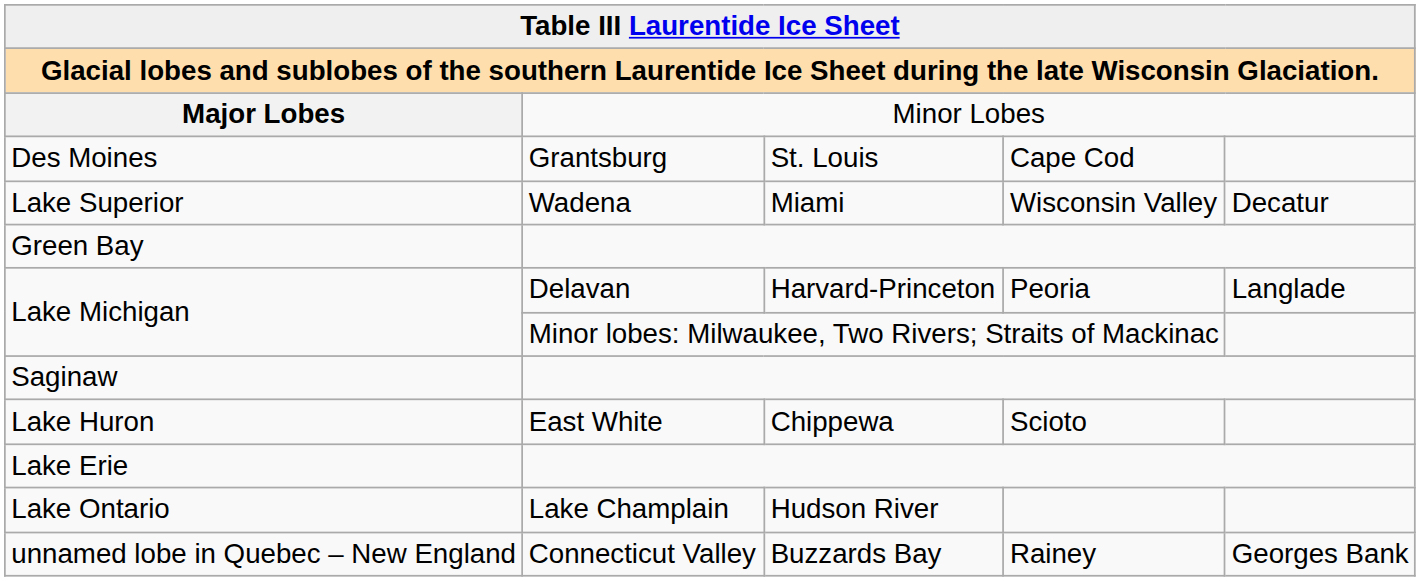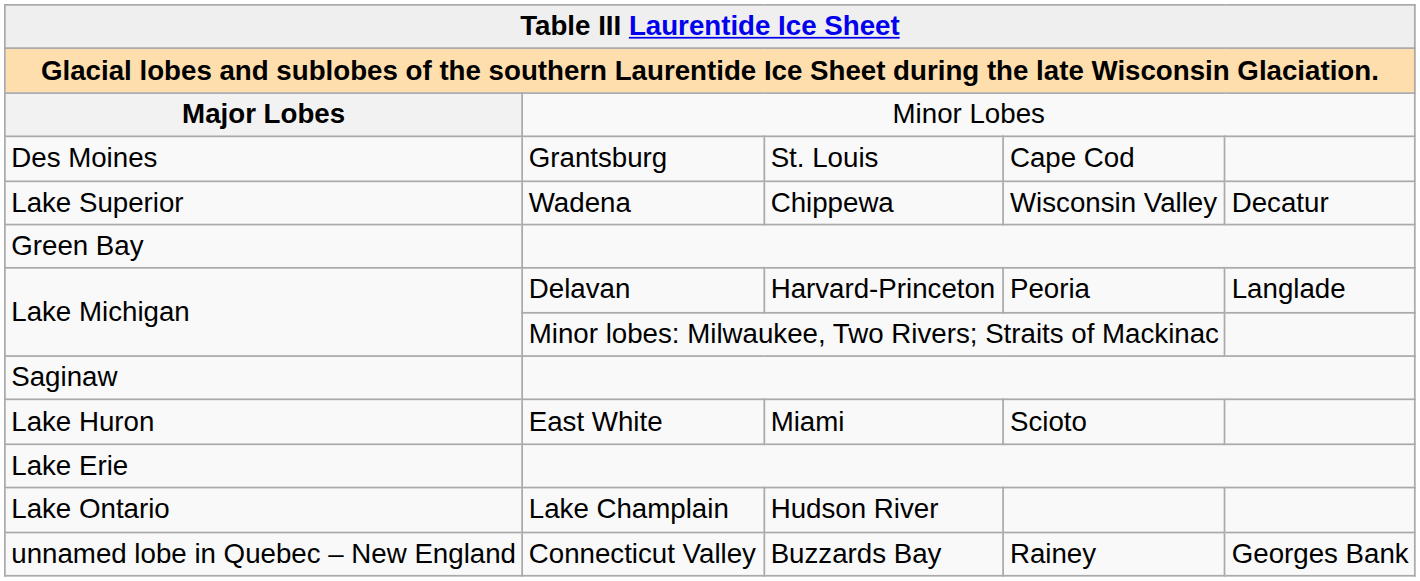(808, 202) Miami -> (832, 202) Chippewa
(832, 421) Chippewa -> (808, 421) Miami
